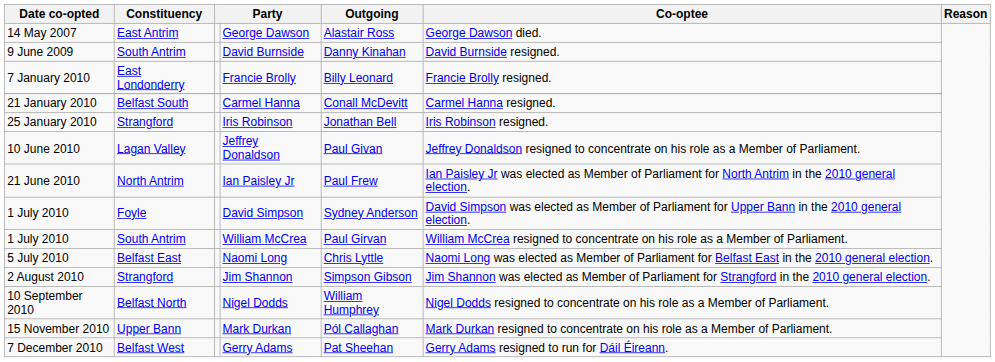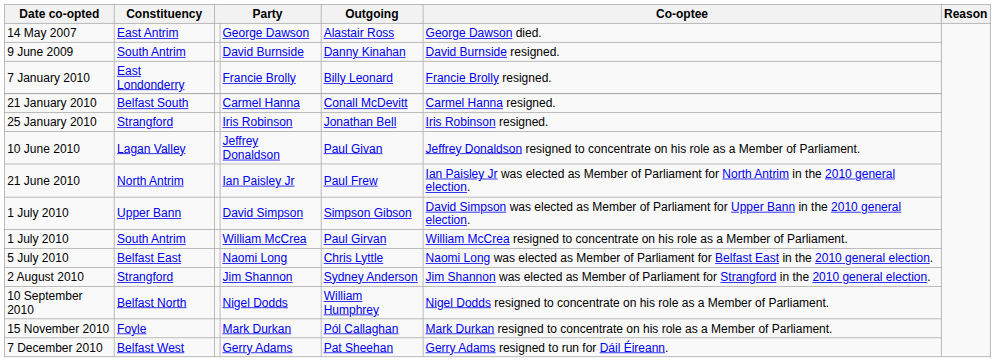(132, 213) Foyle -> (149, 213) Upper Bann
(371, 213) Sydney Anderson -> (368, 213) Simpson Gibson
(368, 277) Simpson Gibson -> (371, 277) Sydney Anderson
(149, 328) Upper Bann -> (132, 328) Foyle
